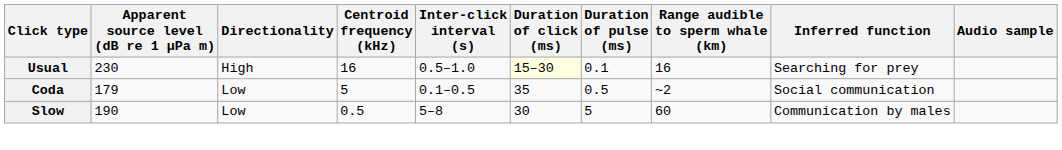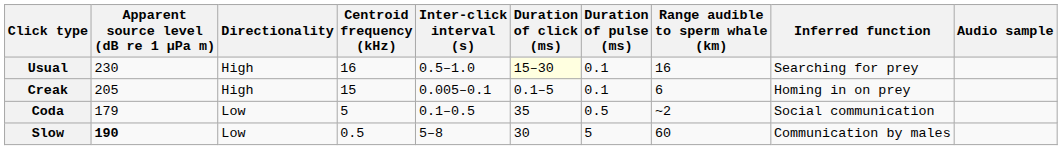+ row: (48, 90)
(106, 112) normal -> (106, 134) bold
